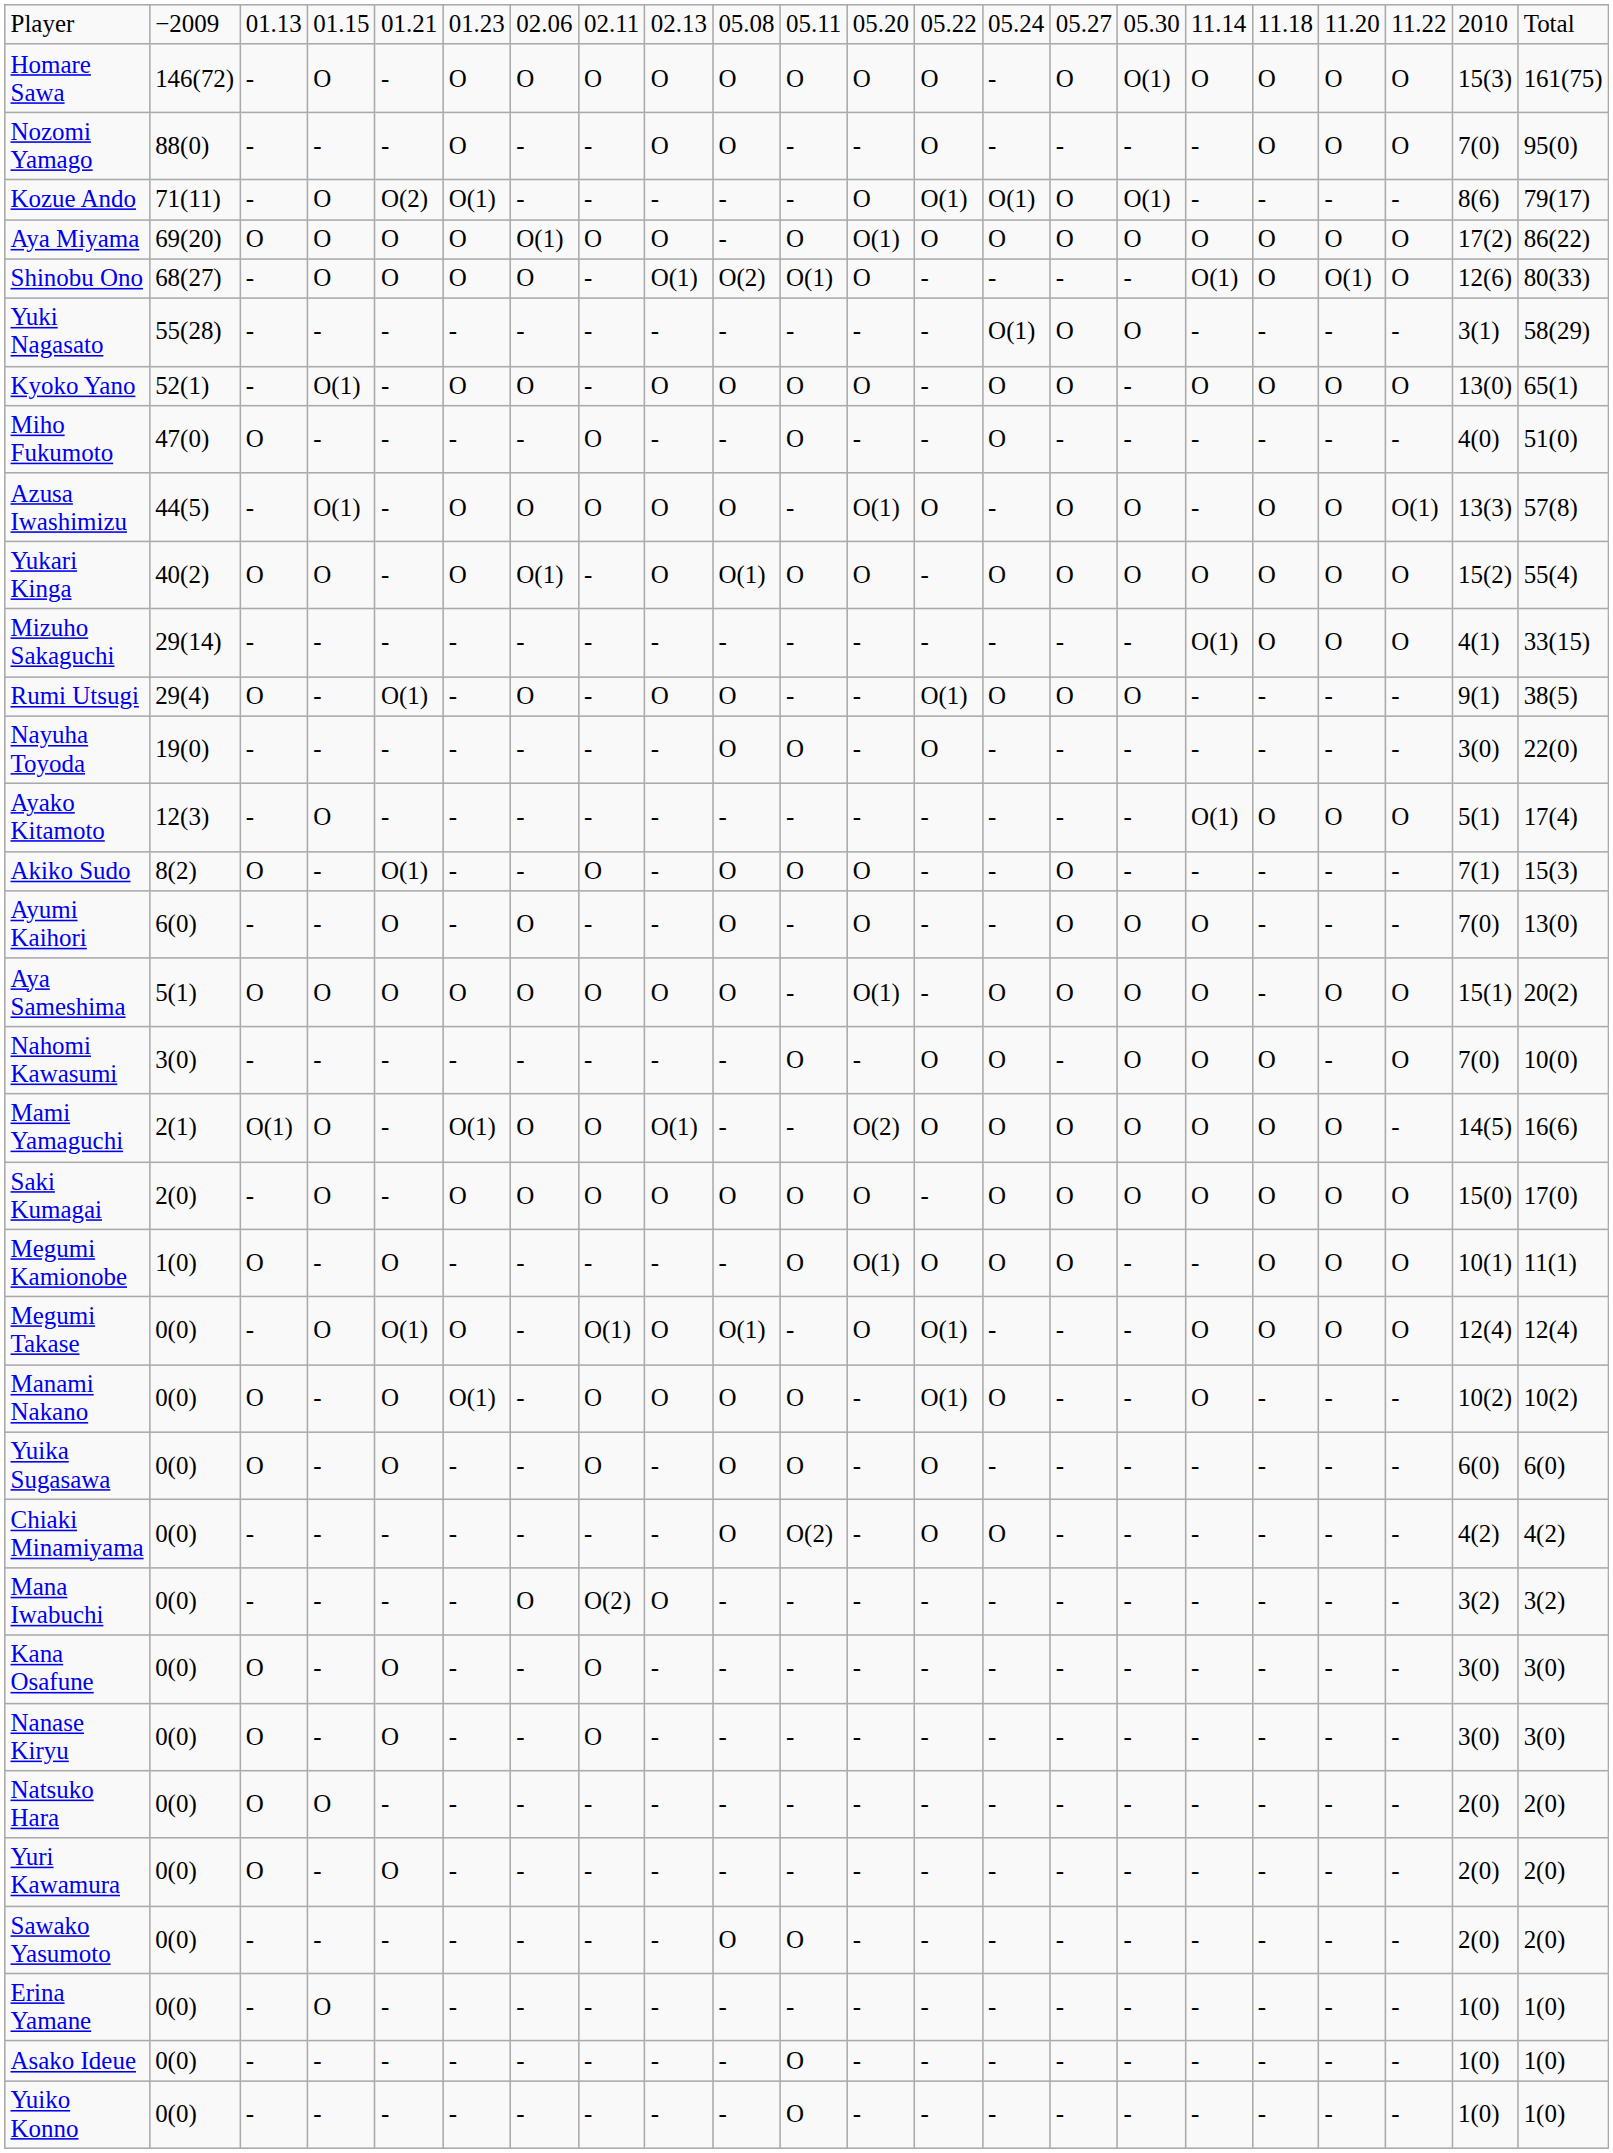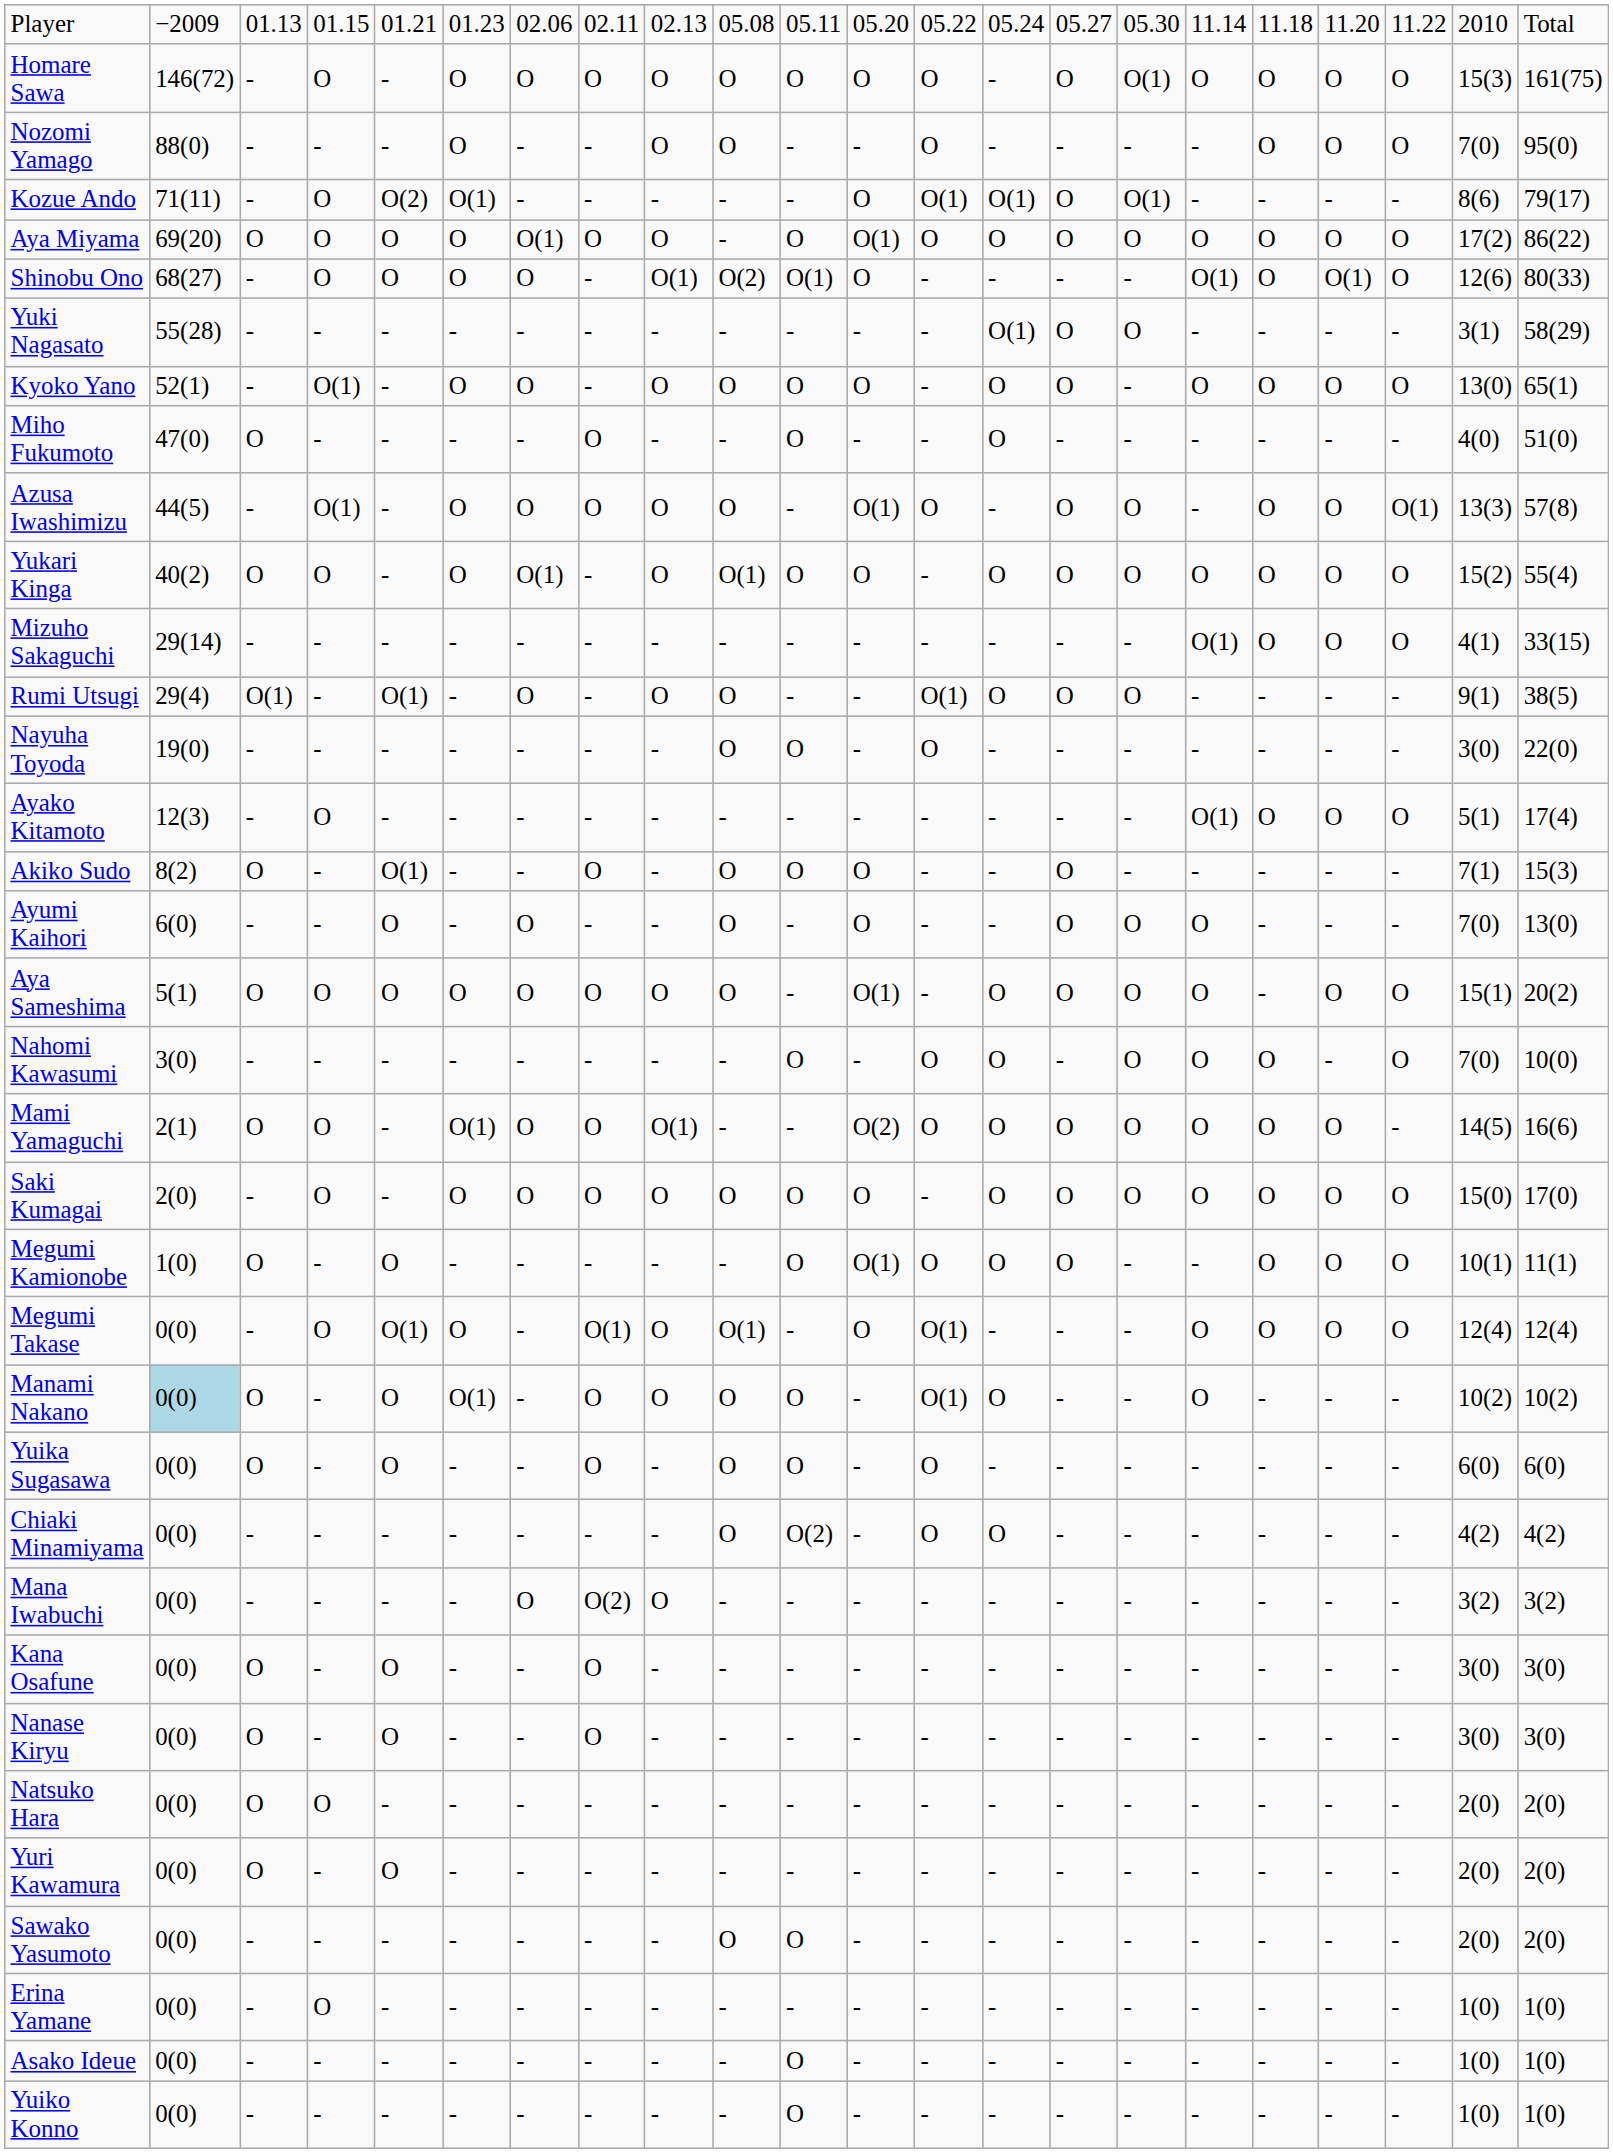(255, 695) O -> (269, 695) O(1)
(269, 1127) O(1) -> (255, 1127) O
(176, 1398) no background -> (176, 1398) lightblue background
